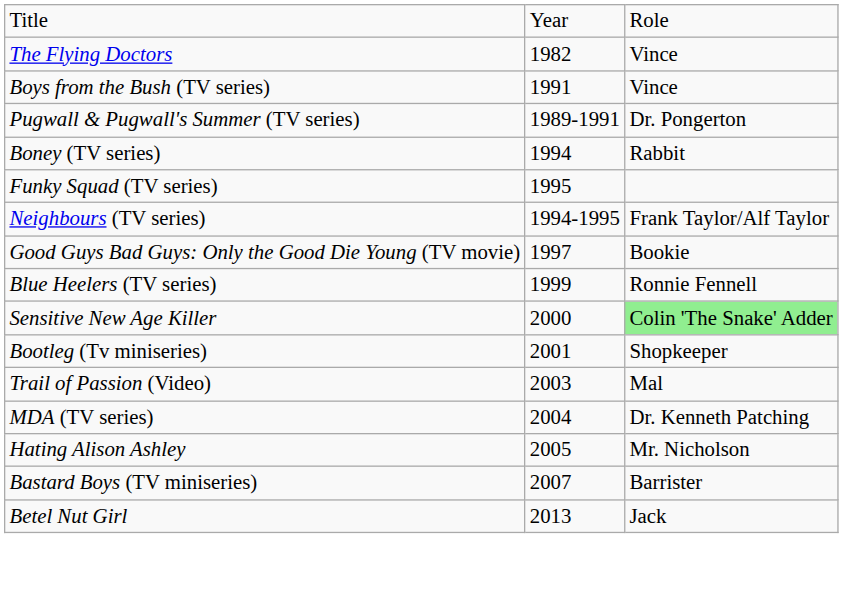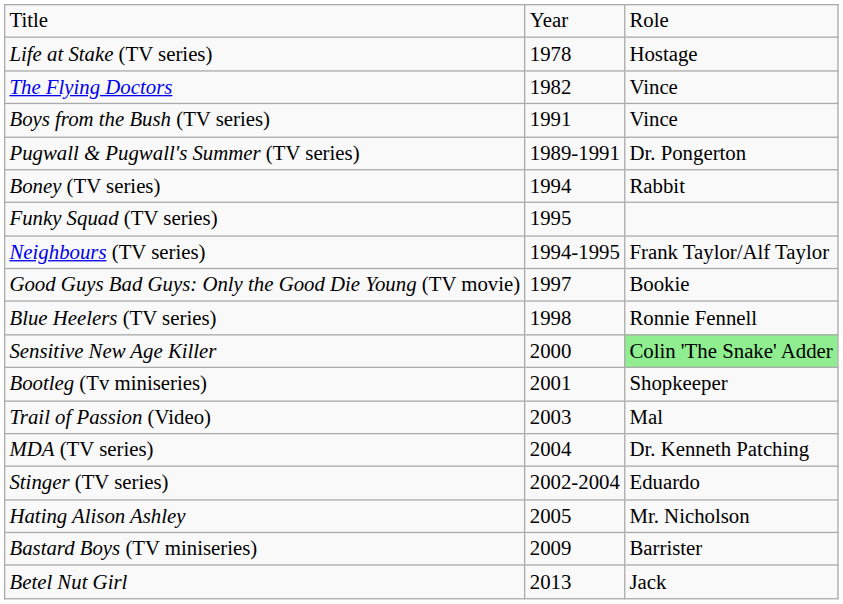+ row: (111, 53)
(551, 284) 1999 -> (551, 317) 1998
+ row: (89, 482)
(551, 482) 2007 -> (551, 548) 2009
